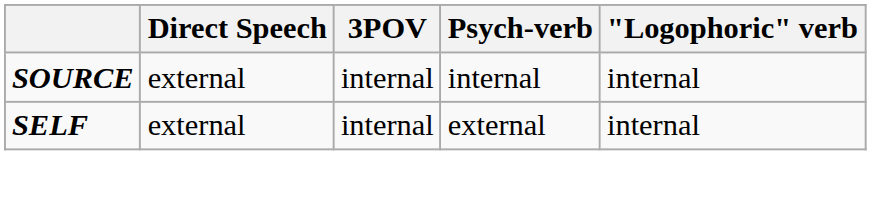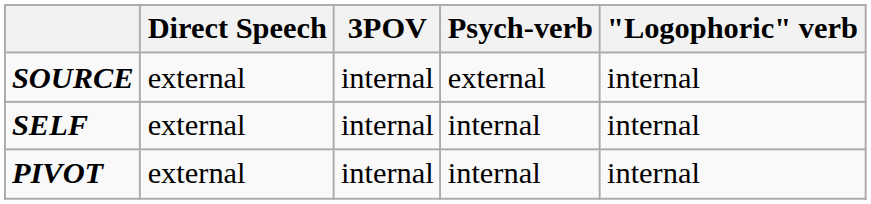(494, 76) internal -> (497, 76) external
(497, 125) external -> (494, 125) internal
+ row: (58, 173)
